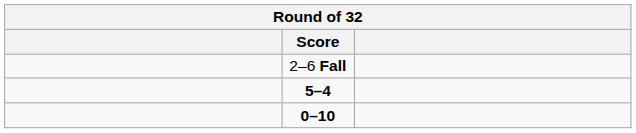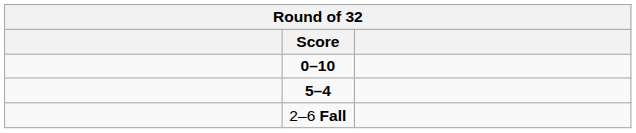rows swapped: (318, 66) <-> (318, 115)
